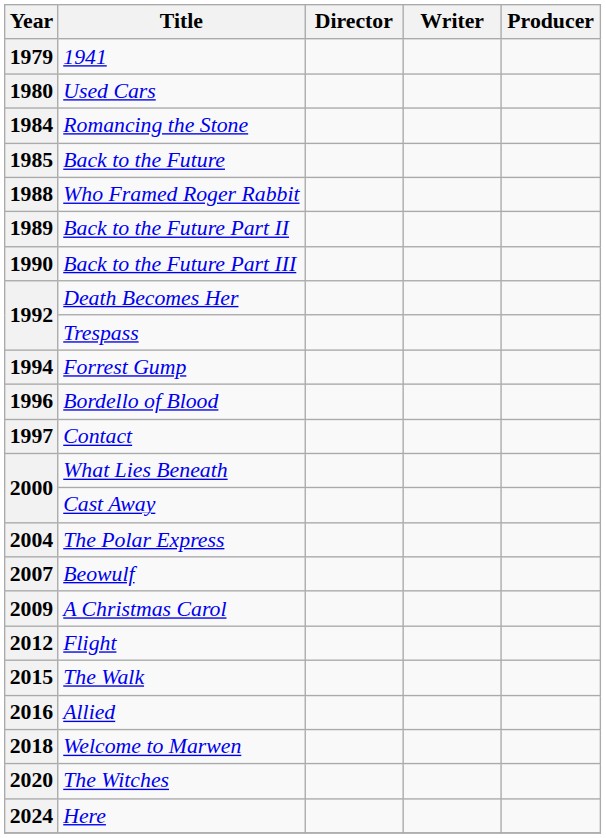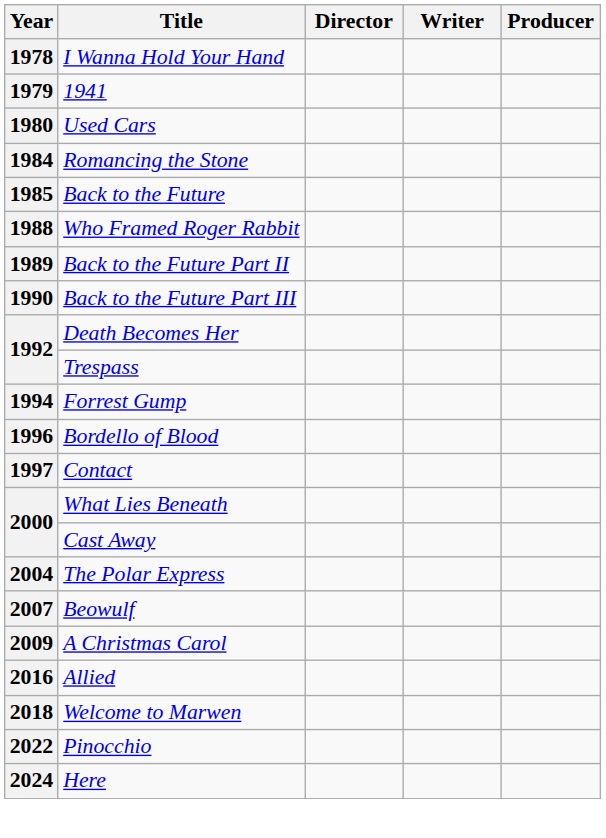+ row: (31, 56)
- row: (31, 642)
- row: (31, 677)
- row: (31, 780)
+ row: (31, 746)
